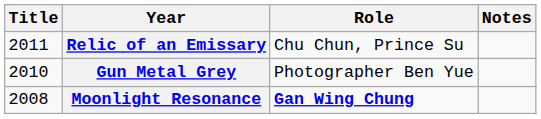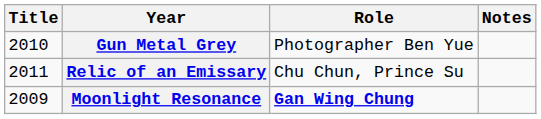rows swapped: (166, 45) <-> (166, 72)
(29, 100) 2008 -> (29, 100) 2009
